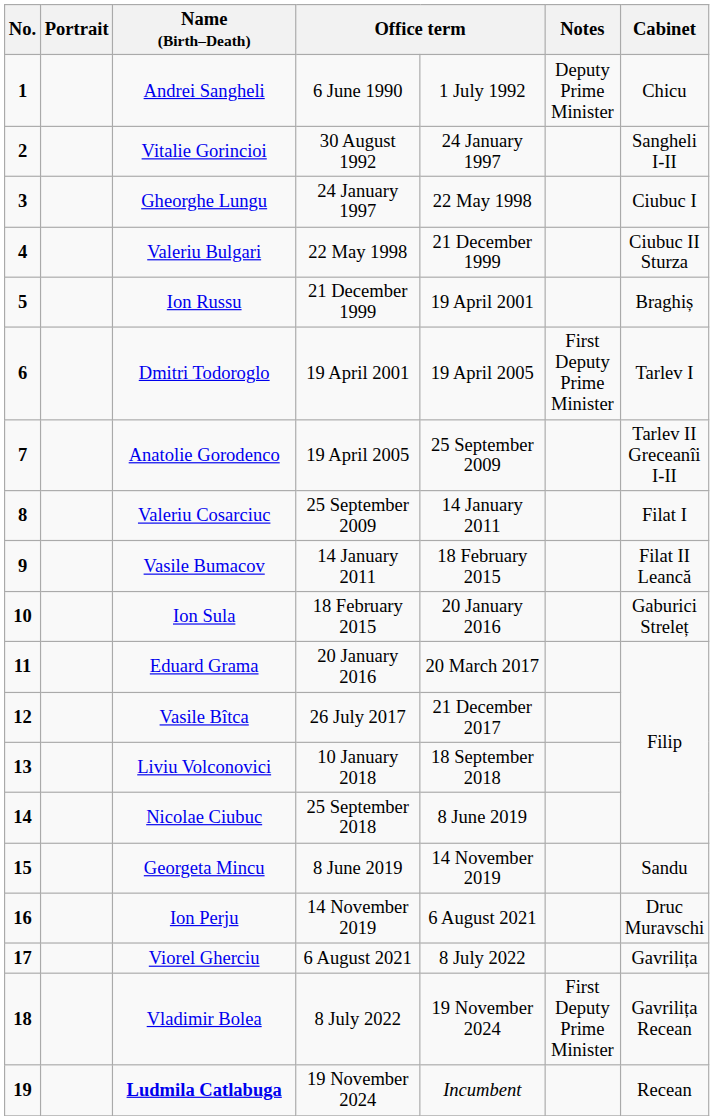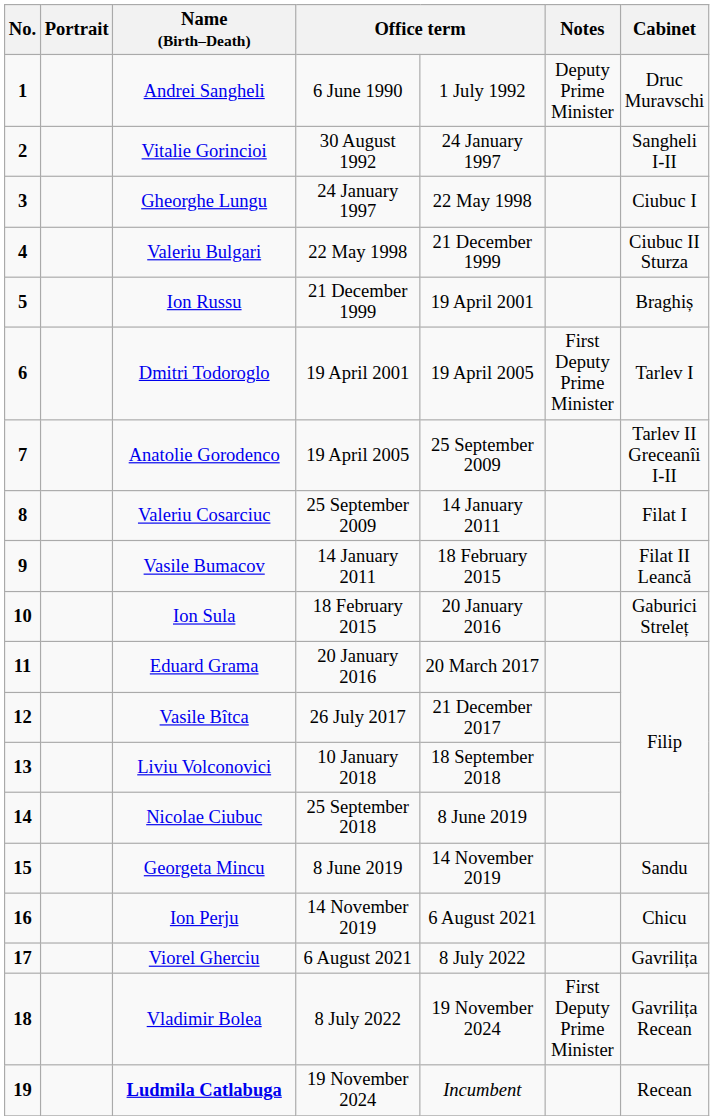(664, 90) Chicu -> (664, 90) Druc Muravschi
(664, 918) Druc Muravschi -> (664, 918) Chicu
